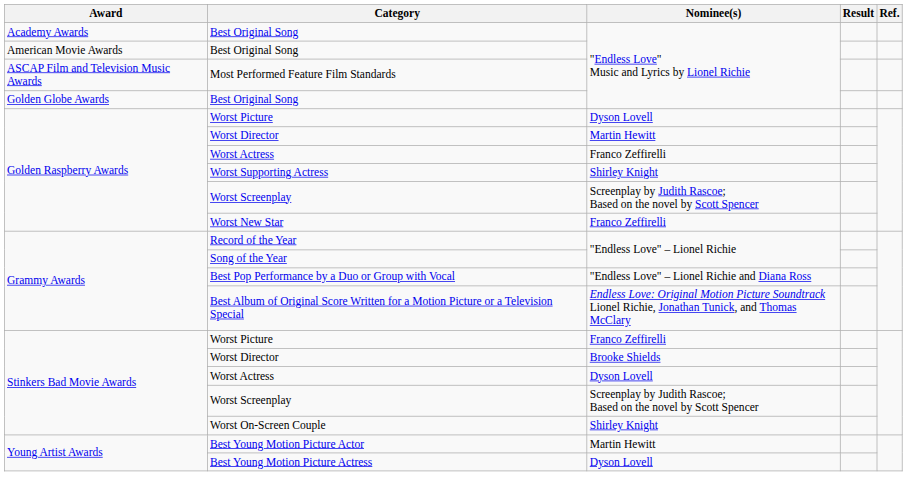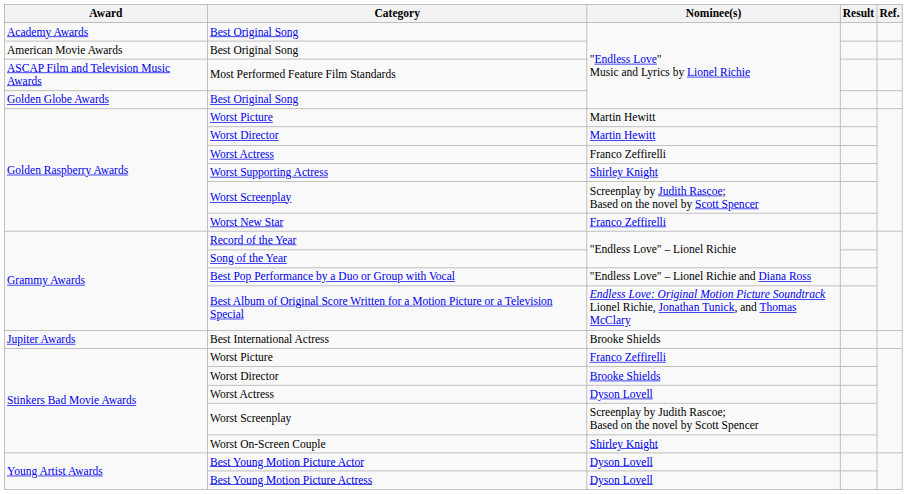(621, 117) Dyson Lovell -> (623, 117) Martin Hewitt
+ row: (41, 339)
(623, 443) Martin Hewitt -> (621, 462) Dyson Lovell
